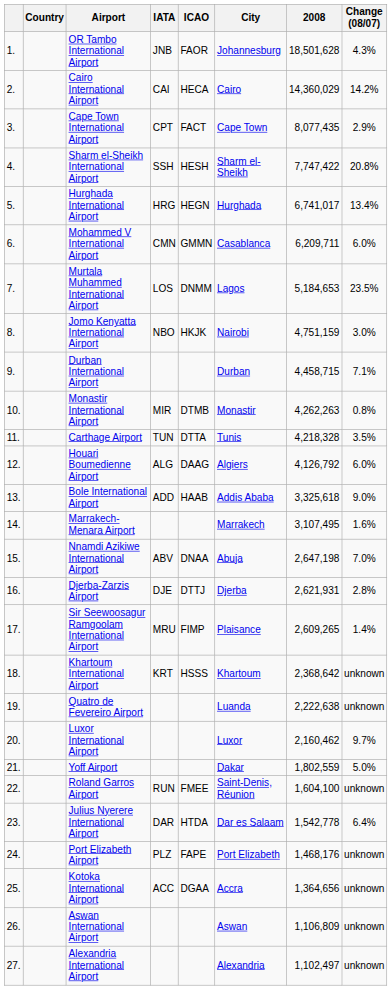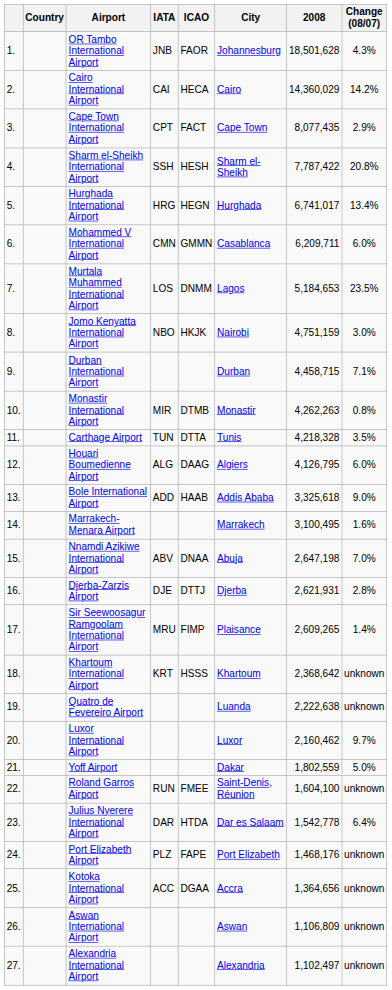(317, 167) 7,747,422 -> (317, 167) 7,787,422
(317, 465) 4,126,792 -> (317, 465) 4,126,795
(317, 525) 3,107,495 -> (317, 525) 3,100,495
